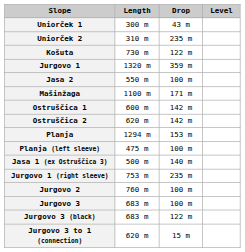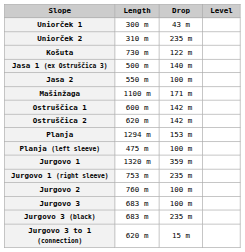rows swapped: (60, 162) <-> (60, 66)
(181, 217) 122 m -> (181, 217) 235 m
